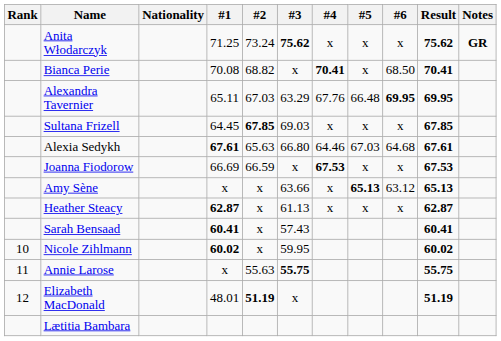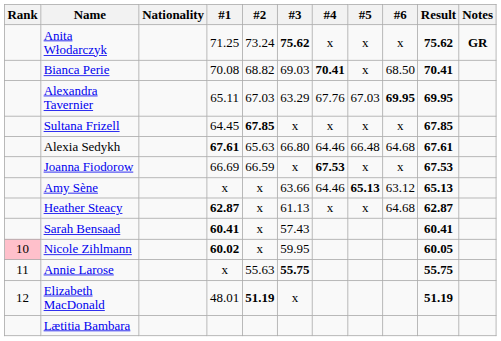(295, 70) x -> (295, 70) 69.03
(365, 98) 66.48 -> (365, 98) 67.03
(295, 126) 69.03 -> (295, 126) x
(365, 146) 67.03 -> (365, 146) 66.48
(330, 187) x -> (330, 187) 64.46
(400, 208) x -> (400, 208) 64.68
(23, 249) no background -> (23, 249) pink background
(439, 249) 60.02 -> (439, 249) 60.05
